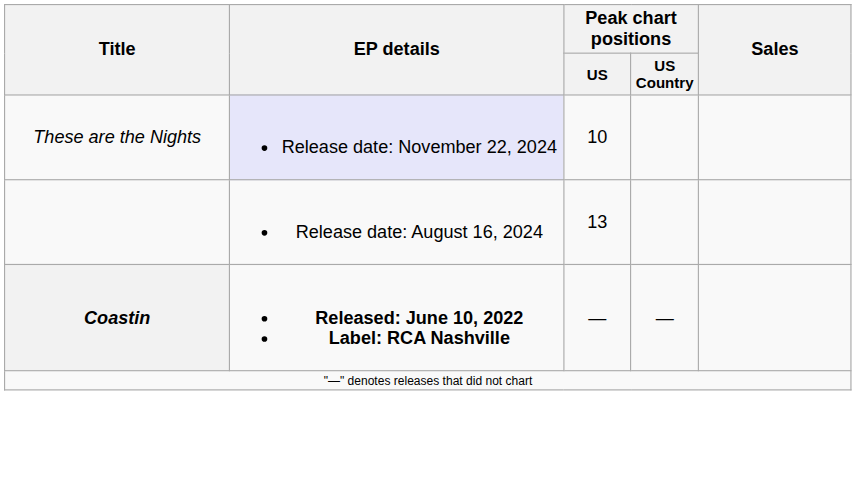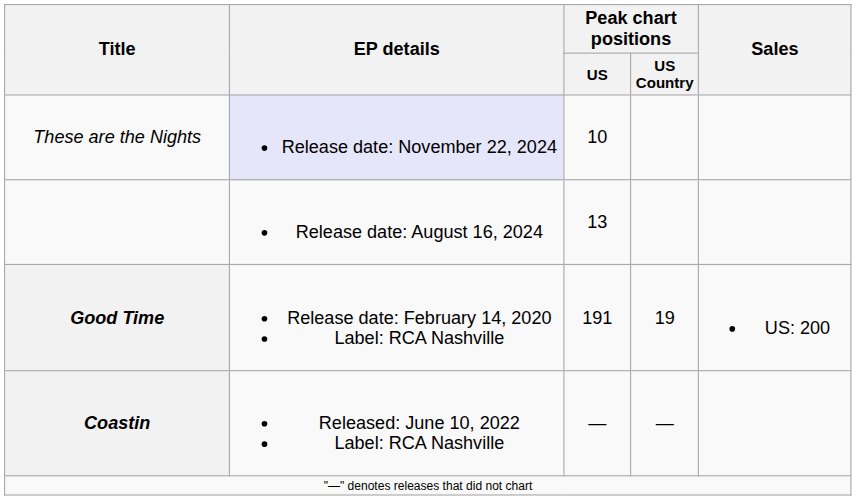+ row: (117, 317)
(397, 328) bold -> (397, 433) normal
